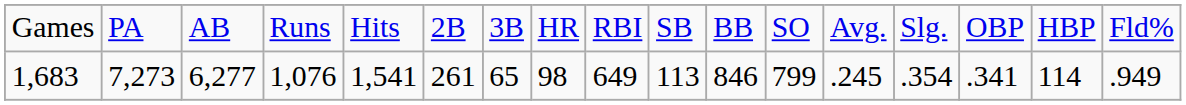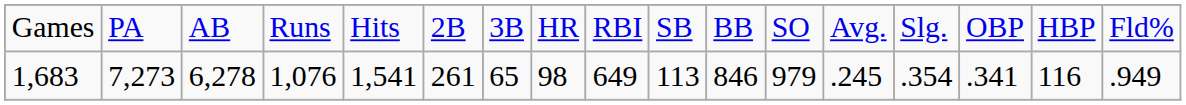(222, 75) 6,277 -> (222, 75) 6,278
(794, 75) 799 -> (794, 75) 979
(1059, 75) 114 -> (1059, 75) 116
